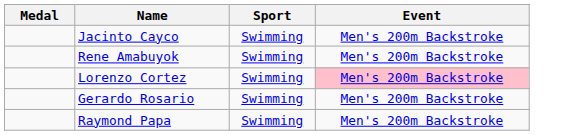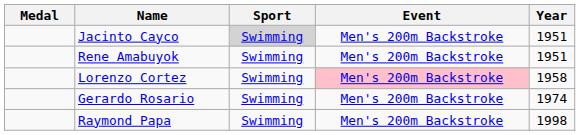+ column: (552, 15)
(272, 36) no background -> (272, 36) lightgrey background
